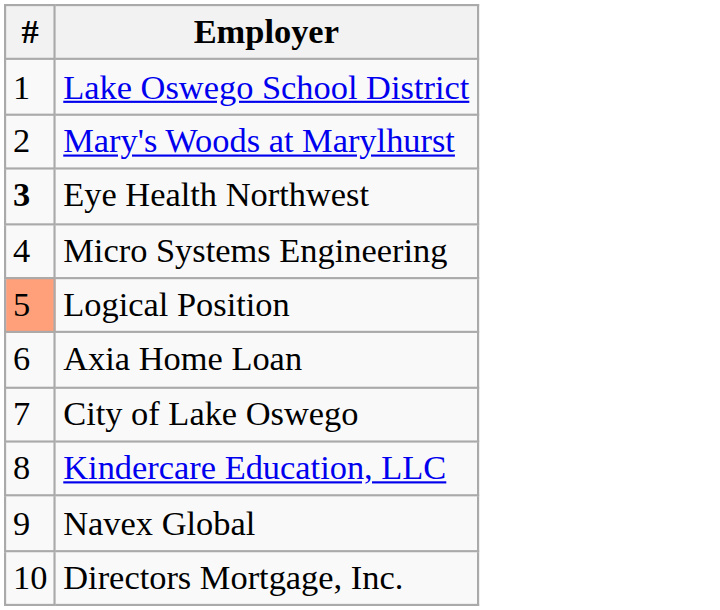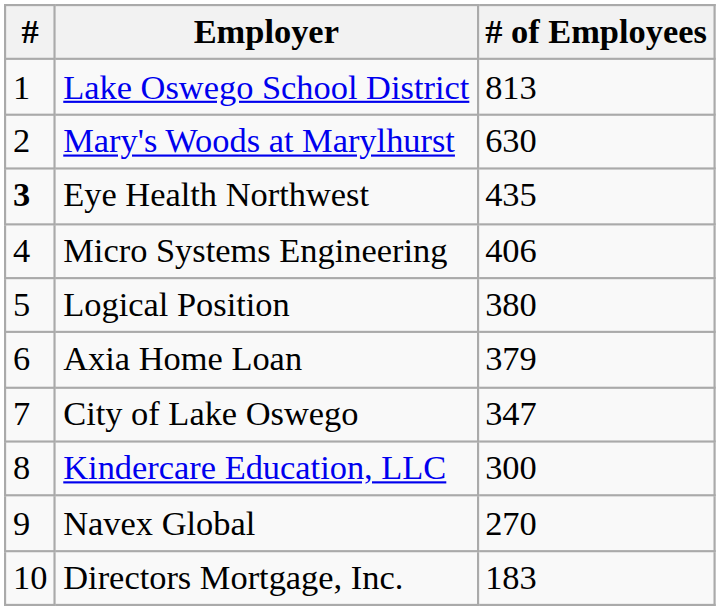+ column: (596, 31)
(22, 304) lightsalmon background -> (22, 304) no background
